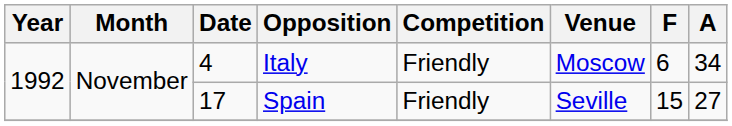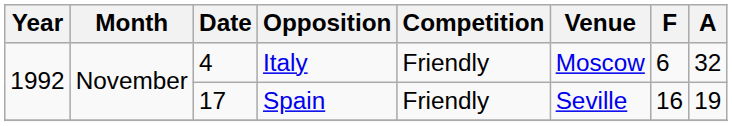(708, 62) 34 -> (708, 62) 32
(670, 100) 15 -> (670, 100) 16
(708, 100) 27 -> (708, 100) 19
